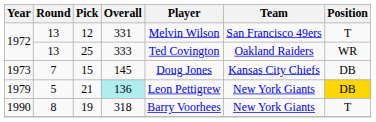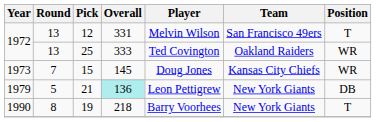(348, 70) DB -> (348, 70) WR
(348, 88) gold background -> (348, 88) no background
(123, 107) 318 -> (123, 107) 218
